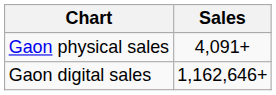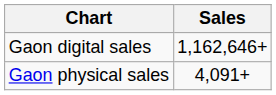rows swapped: (89, 47) <-> (80, 75)
